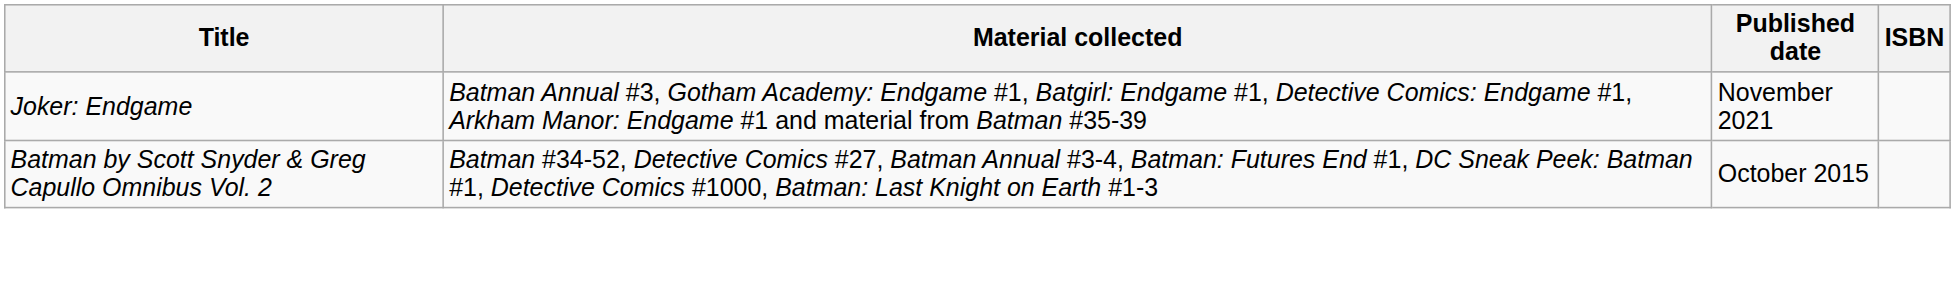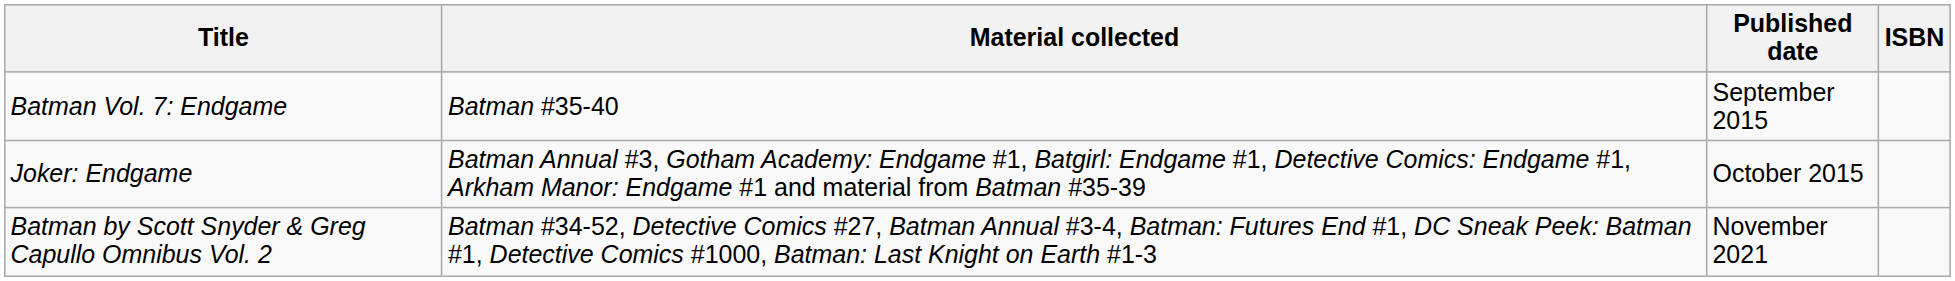+ row: (149, 105)
(1775, 105) November 2021 -> (1788, 173) October 2015
(1793, 173) October 2015 -> (1770, 241) November 2021
